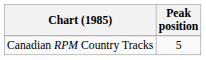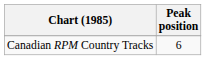(179, 45) 5 -> (179, 45) 6
